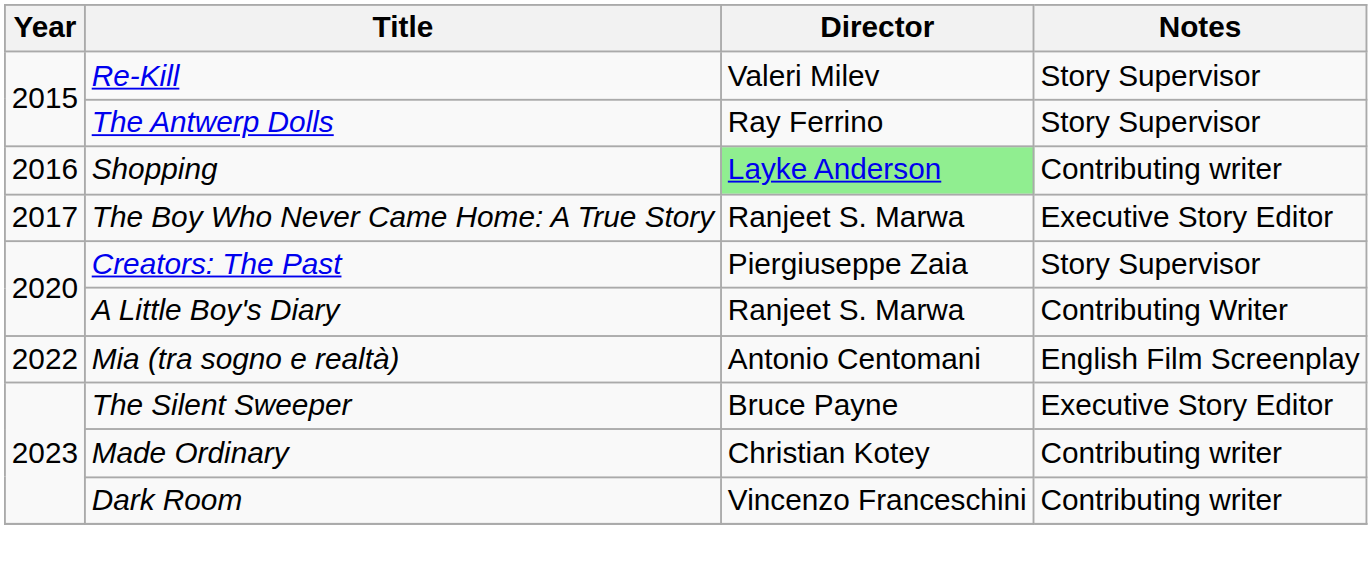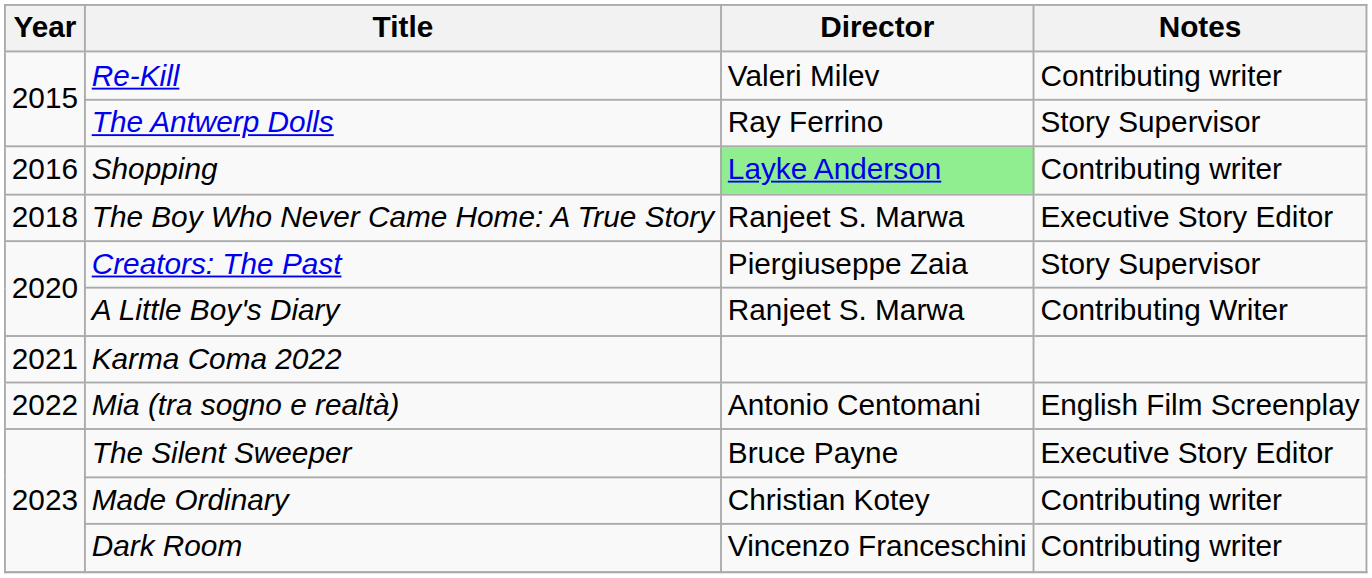(1150, 75) Story Supervisor -> (1161, 75) Contributing writer
(45, 216) 2017 -> (45, 216) 2018
+ row: (217, 358)
